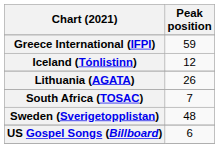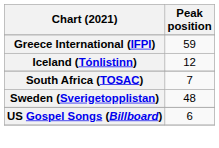- row: (85, 80)
